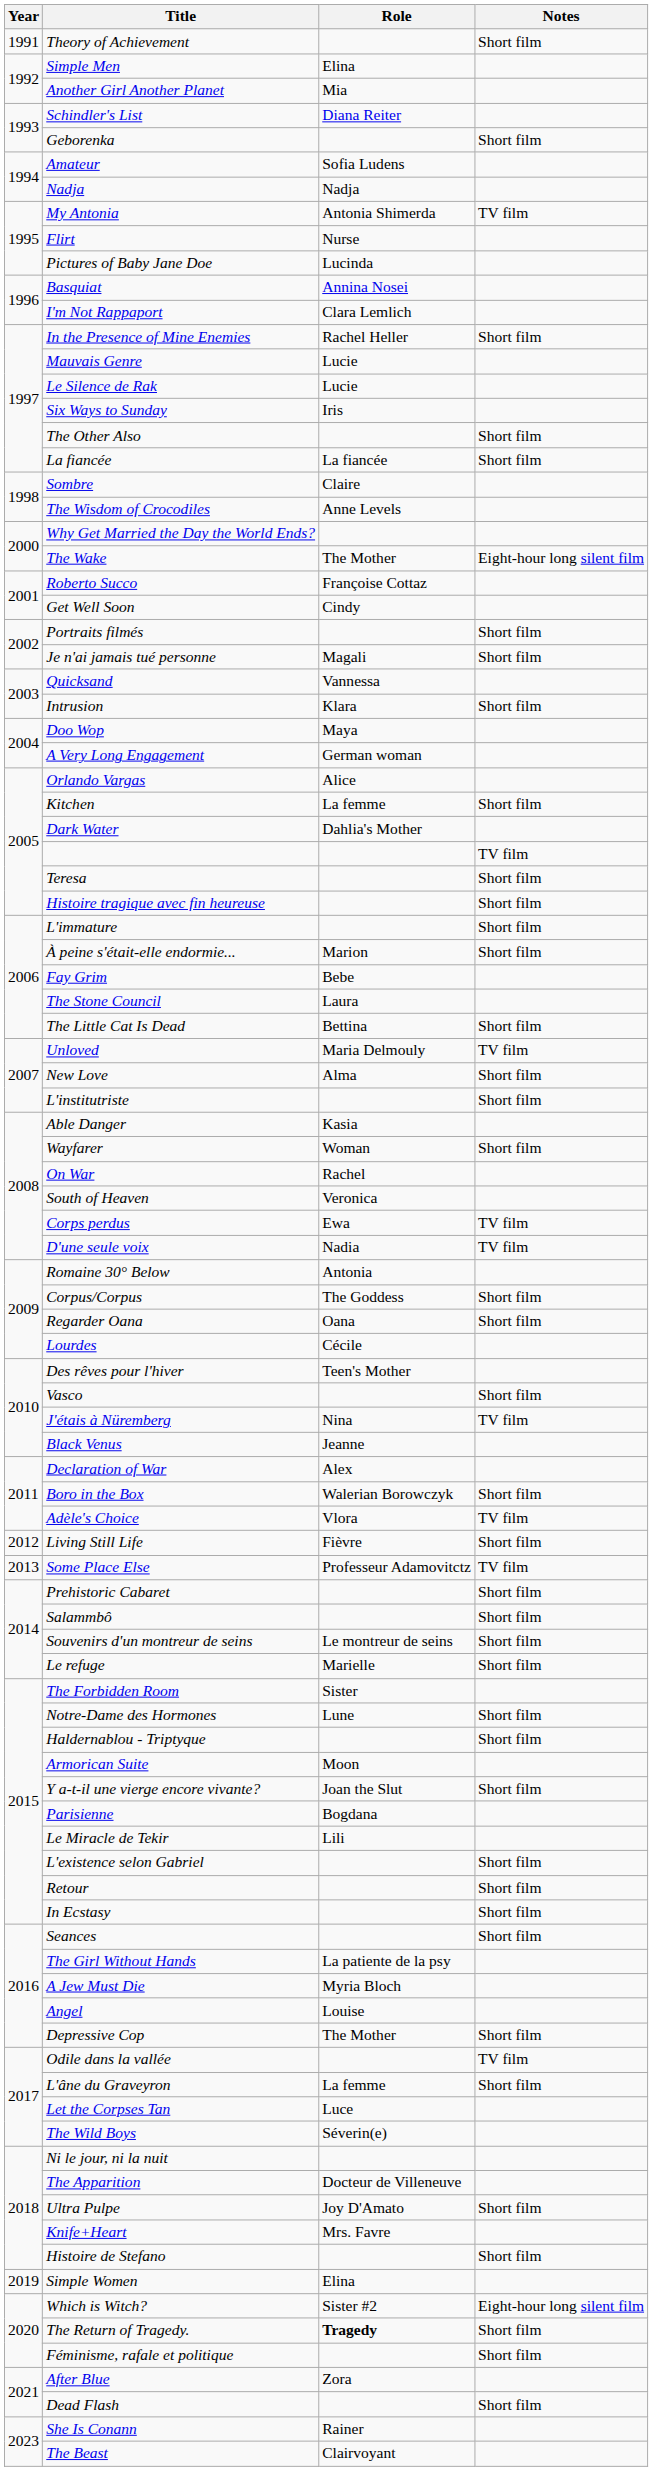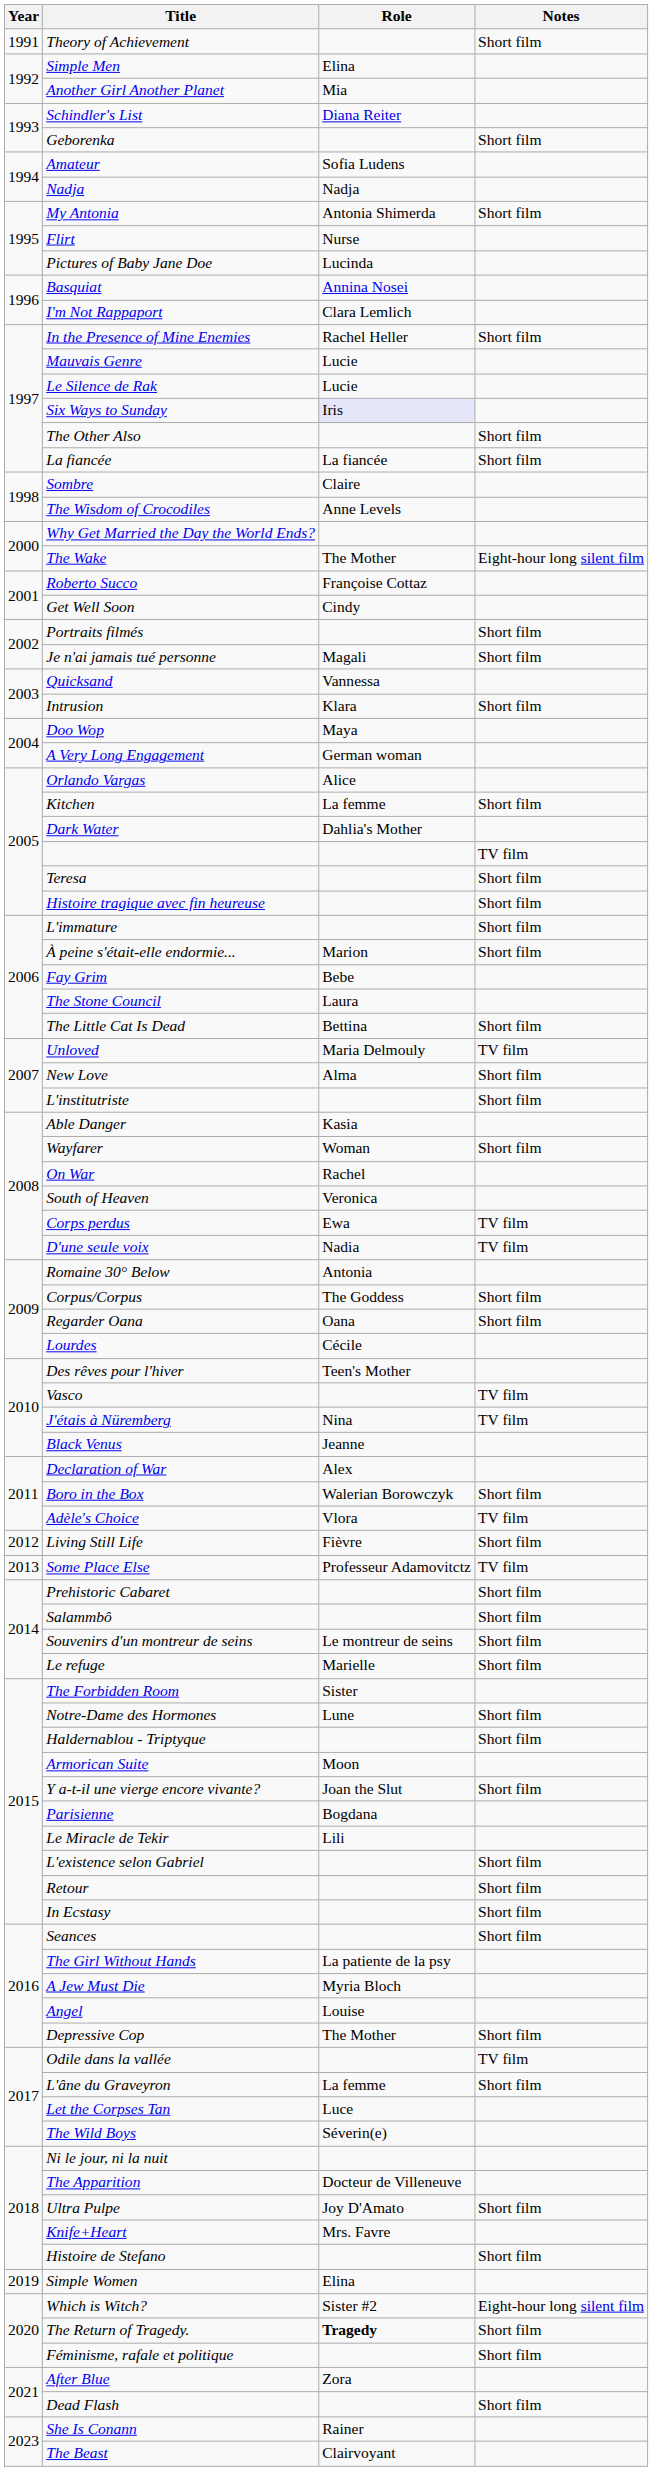(503, 213) TV film -> (510, 213) Short film
(333, 410) no background -> (333, 410) lavender background
(510, 1395) Short film -> (503, 1395) TV film
